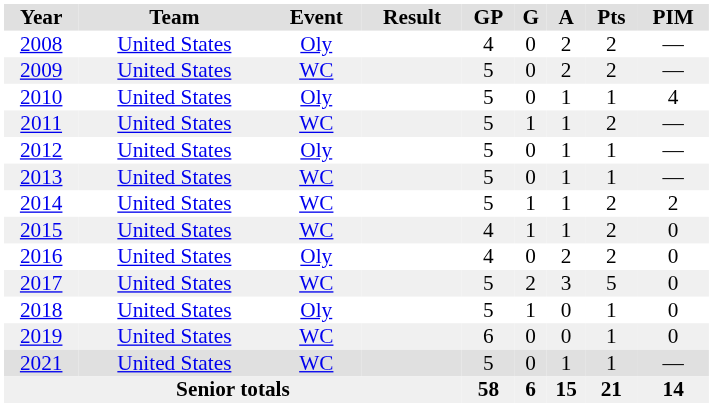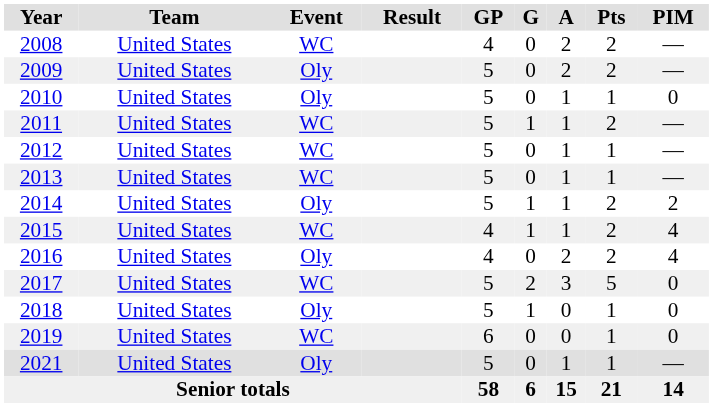(316, 43) Oly -> (316, 43) WC
(316, 70) WC -> (316, 70) Oly
(673, 96) 4 -> (673, 96) 0
(316, 150) Oly -> (316, 150) WC
(316, 203) WC -> (316, 203) Oly
(673, 229) 0 -> (673, 229) 4
(673, 256) 0 -> (673, 256) 4
(316, 362) WC -> (316, 362) Oly
